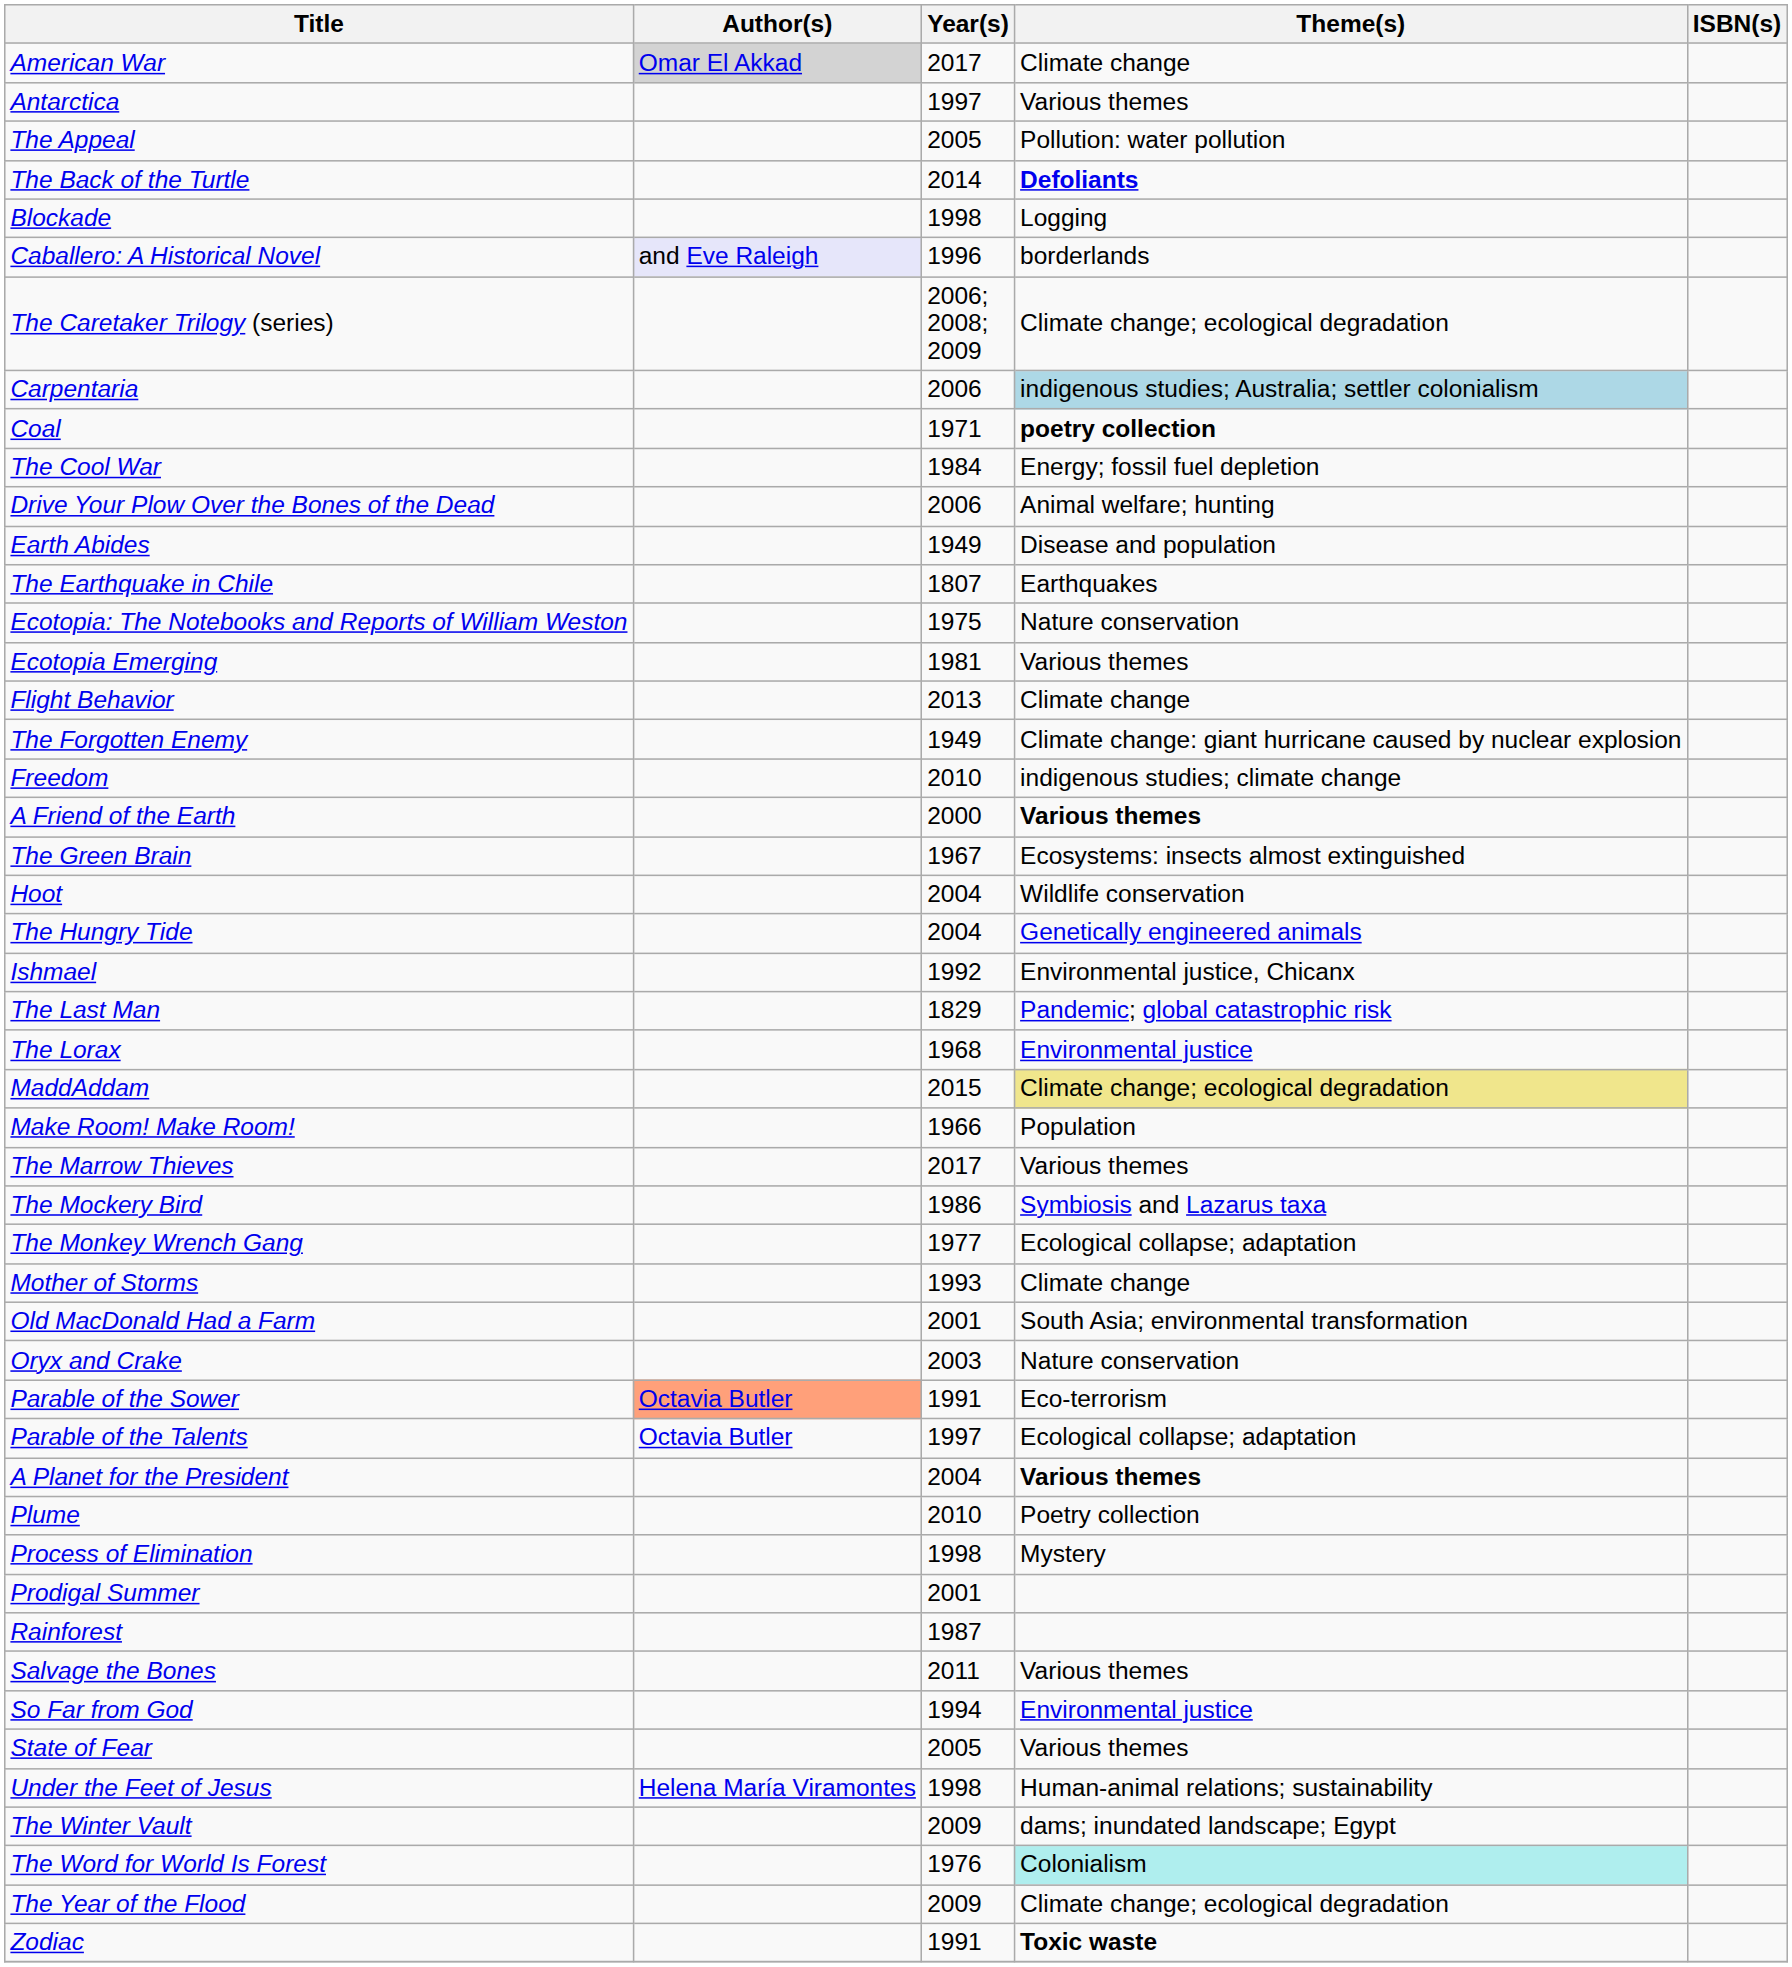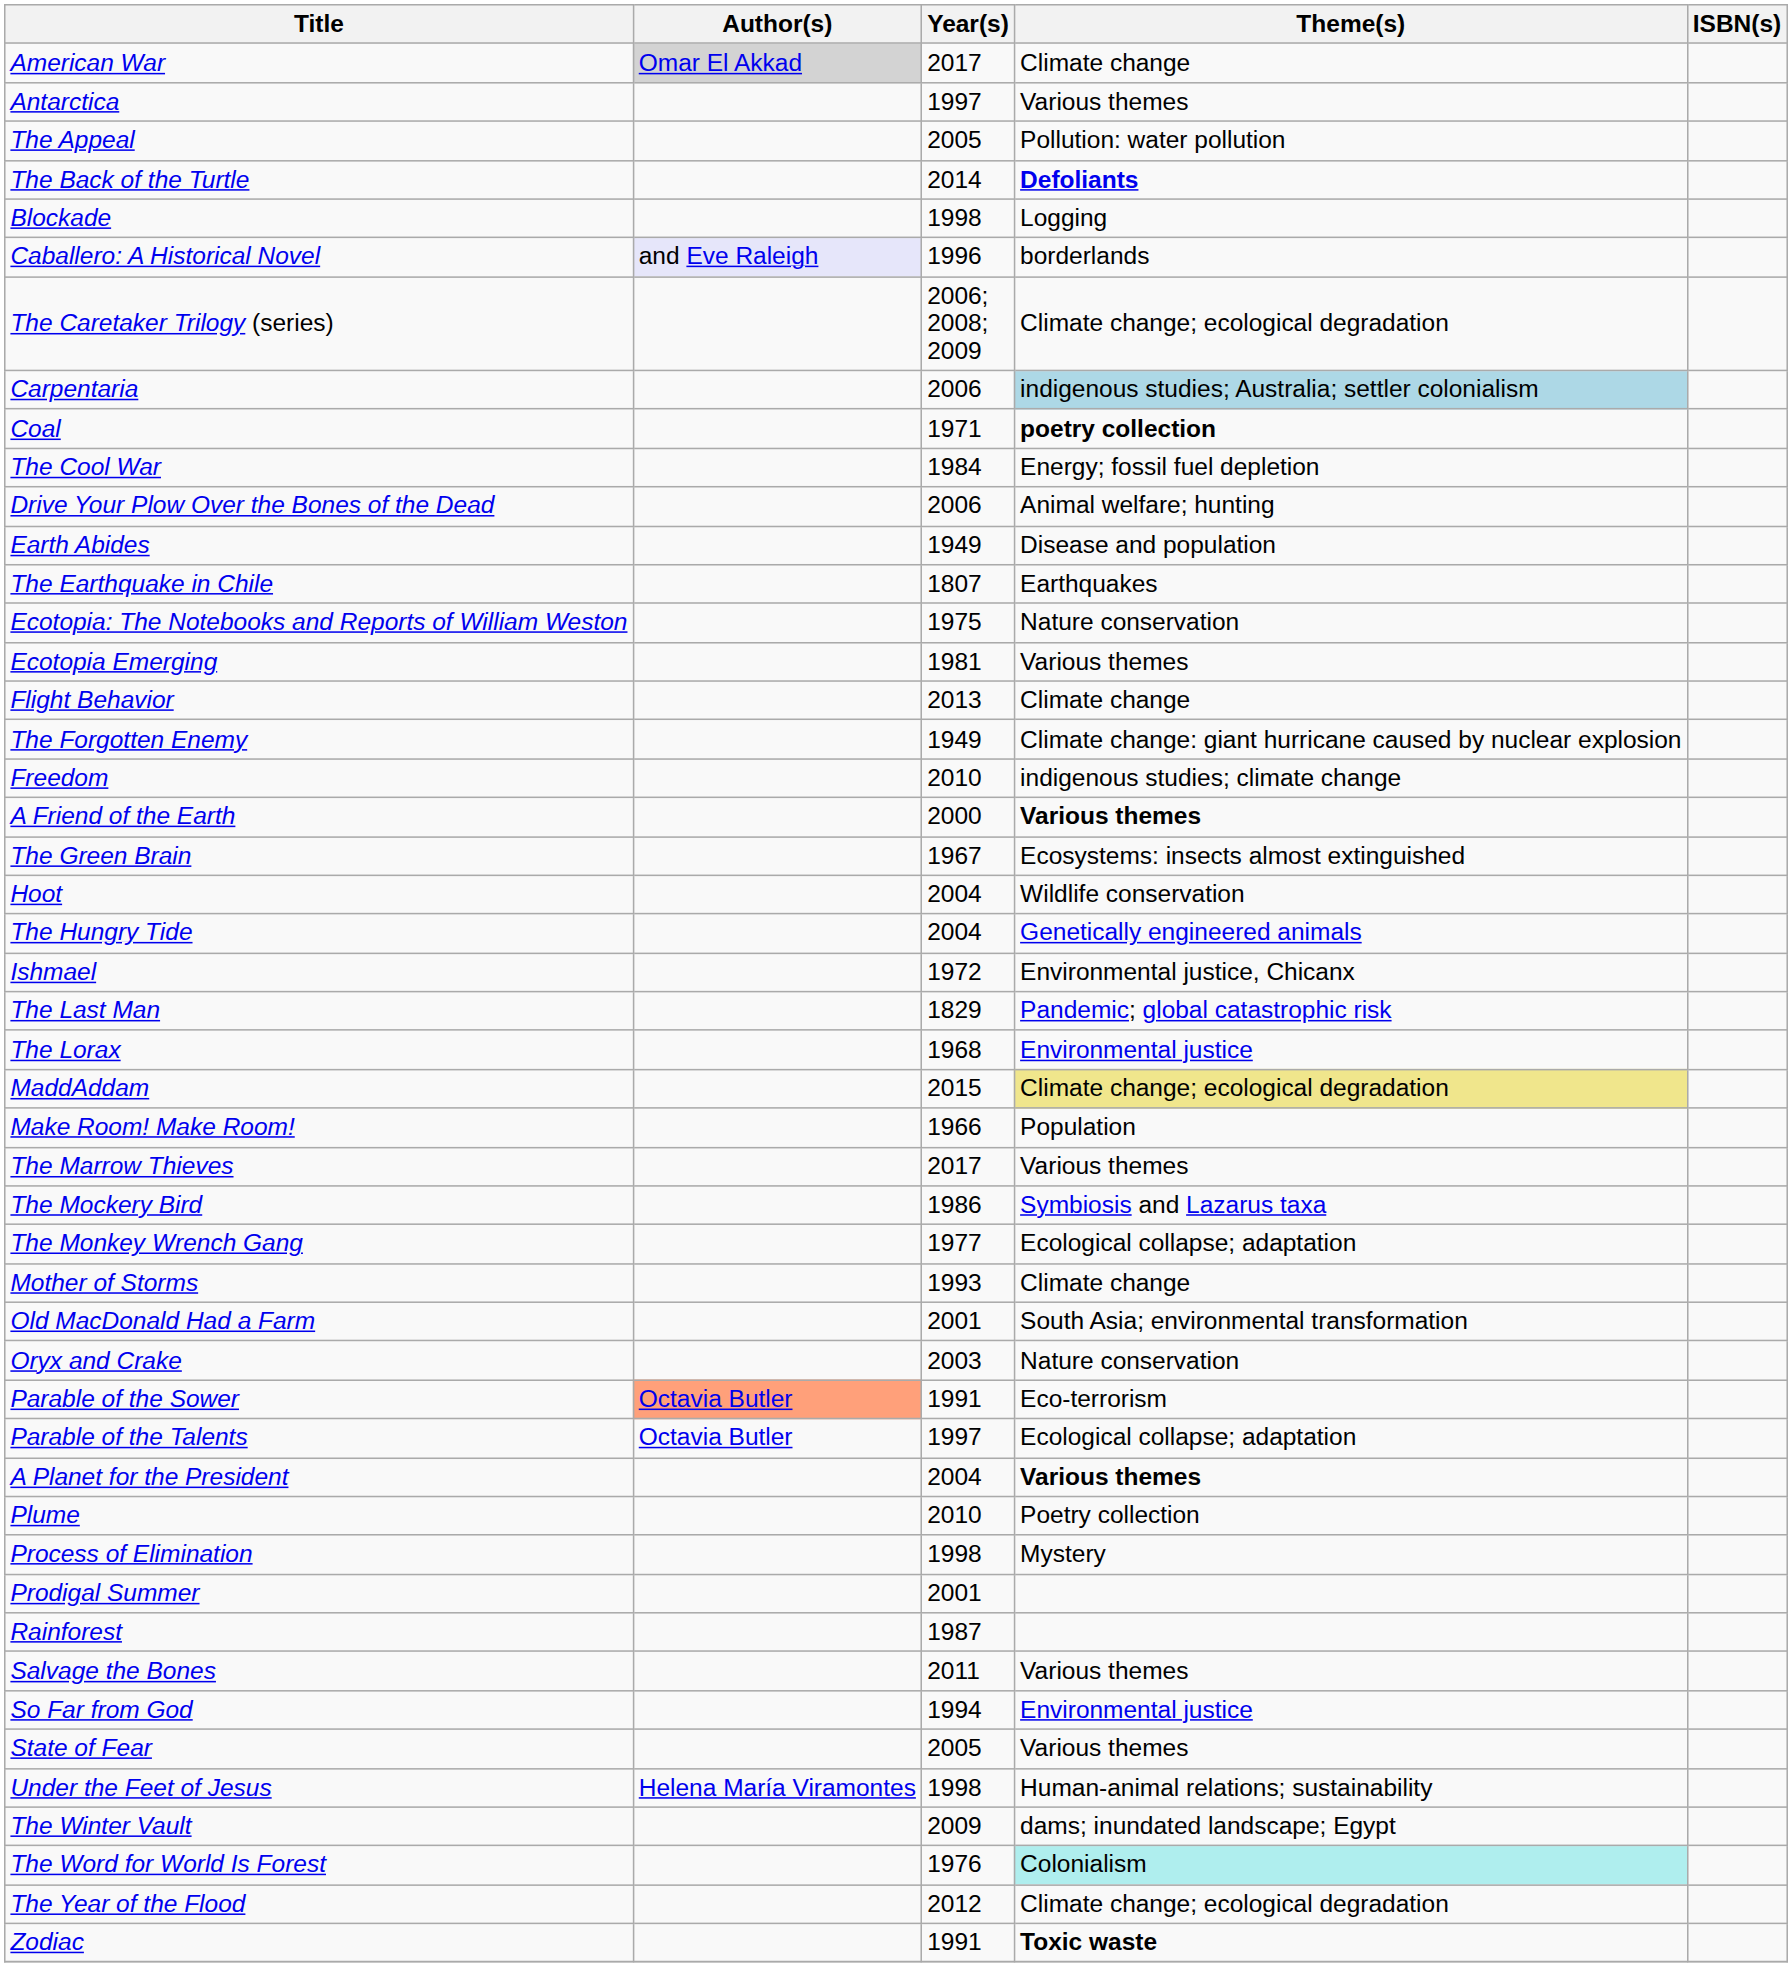(954, 971) 1992 -> (954, 971) 1972
(954, 1903) 2009 -> (954, 1903) 2012
